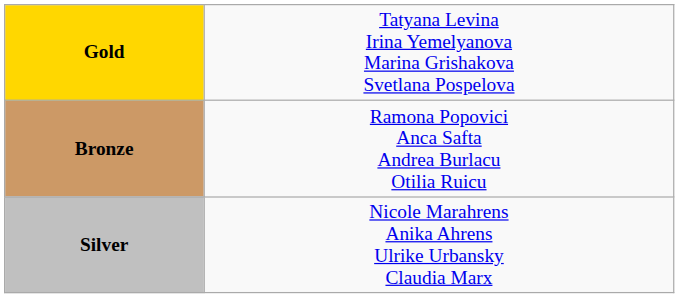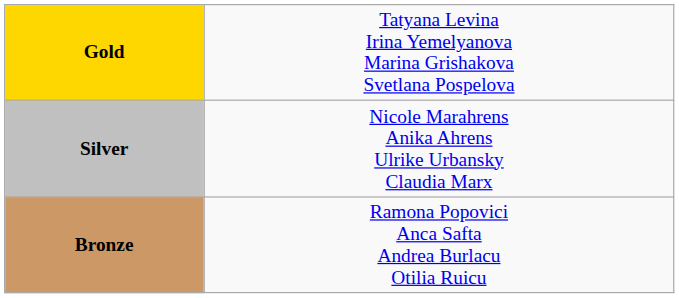rows swapped: (104, 244) <-> (104, 148)
